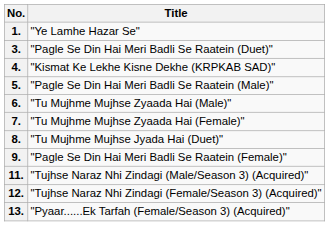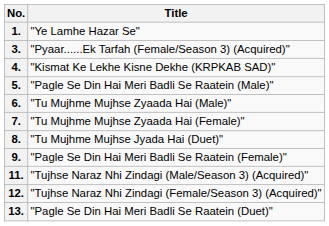(152, 49) "Pagle Se Din Hai Meri Badli Se Raatein (Duet)" -> (160, 49) "Pyaar......Ek Tarfah (Female/Season 3) (Acquired)"
(160, 211) "Pyaar......Ek Tarfah (Female/Season 3) (Acquired)" -> (152, 211) "Pagle Se Din Hai Meri Badli Se Raatein (Duet)"
